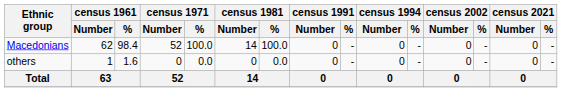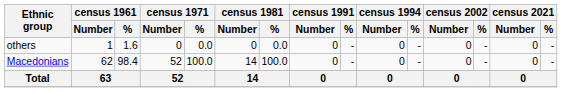rows swapped: (38, 45) <-> (21, 62)
